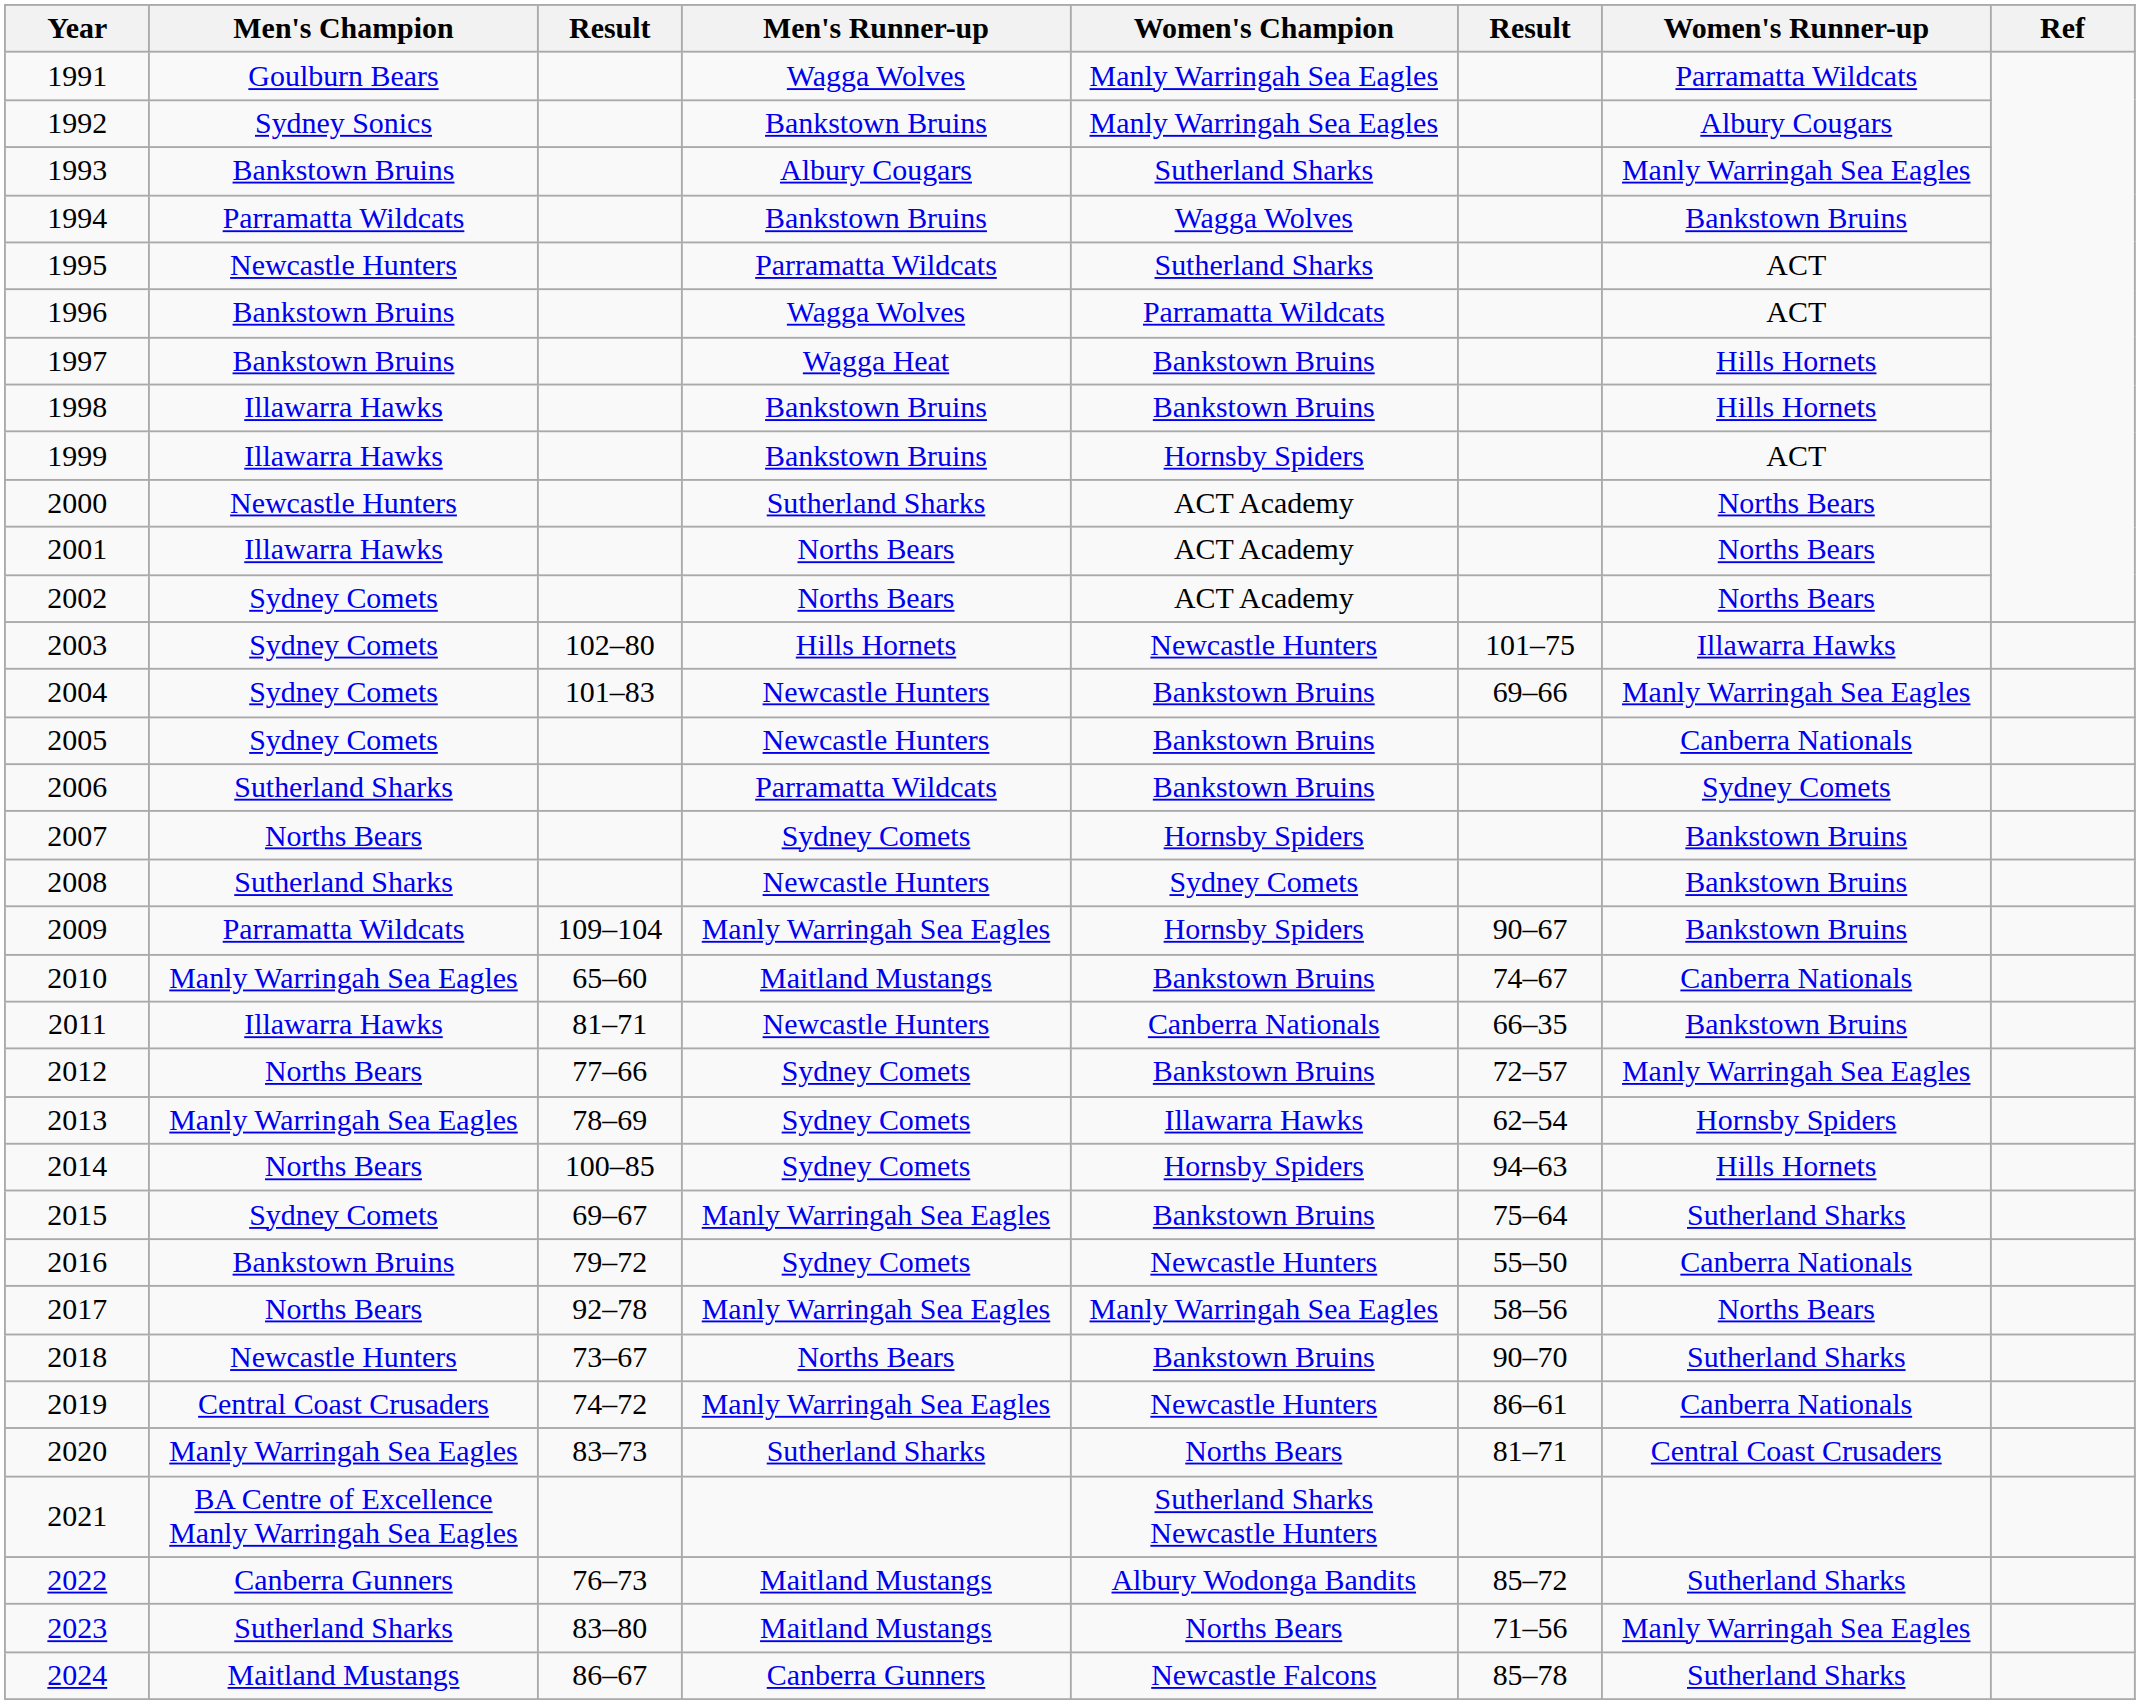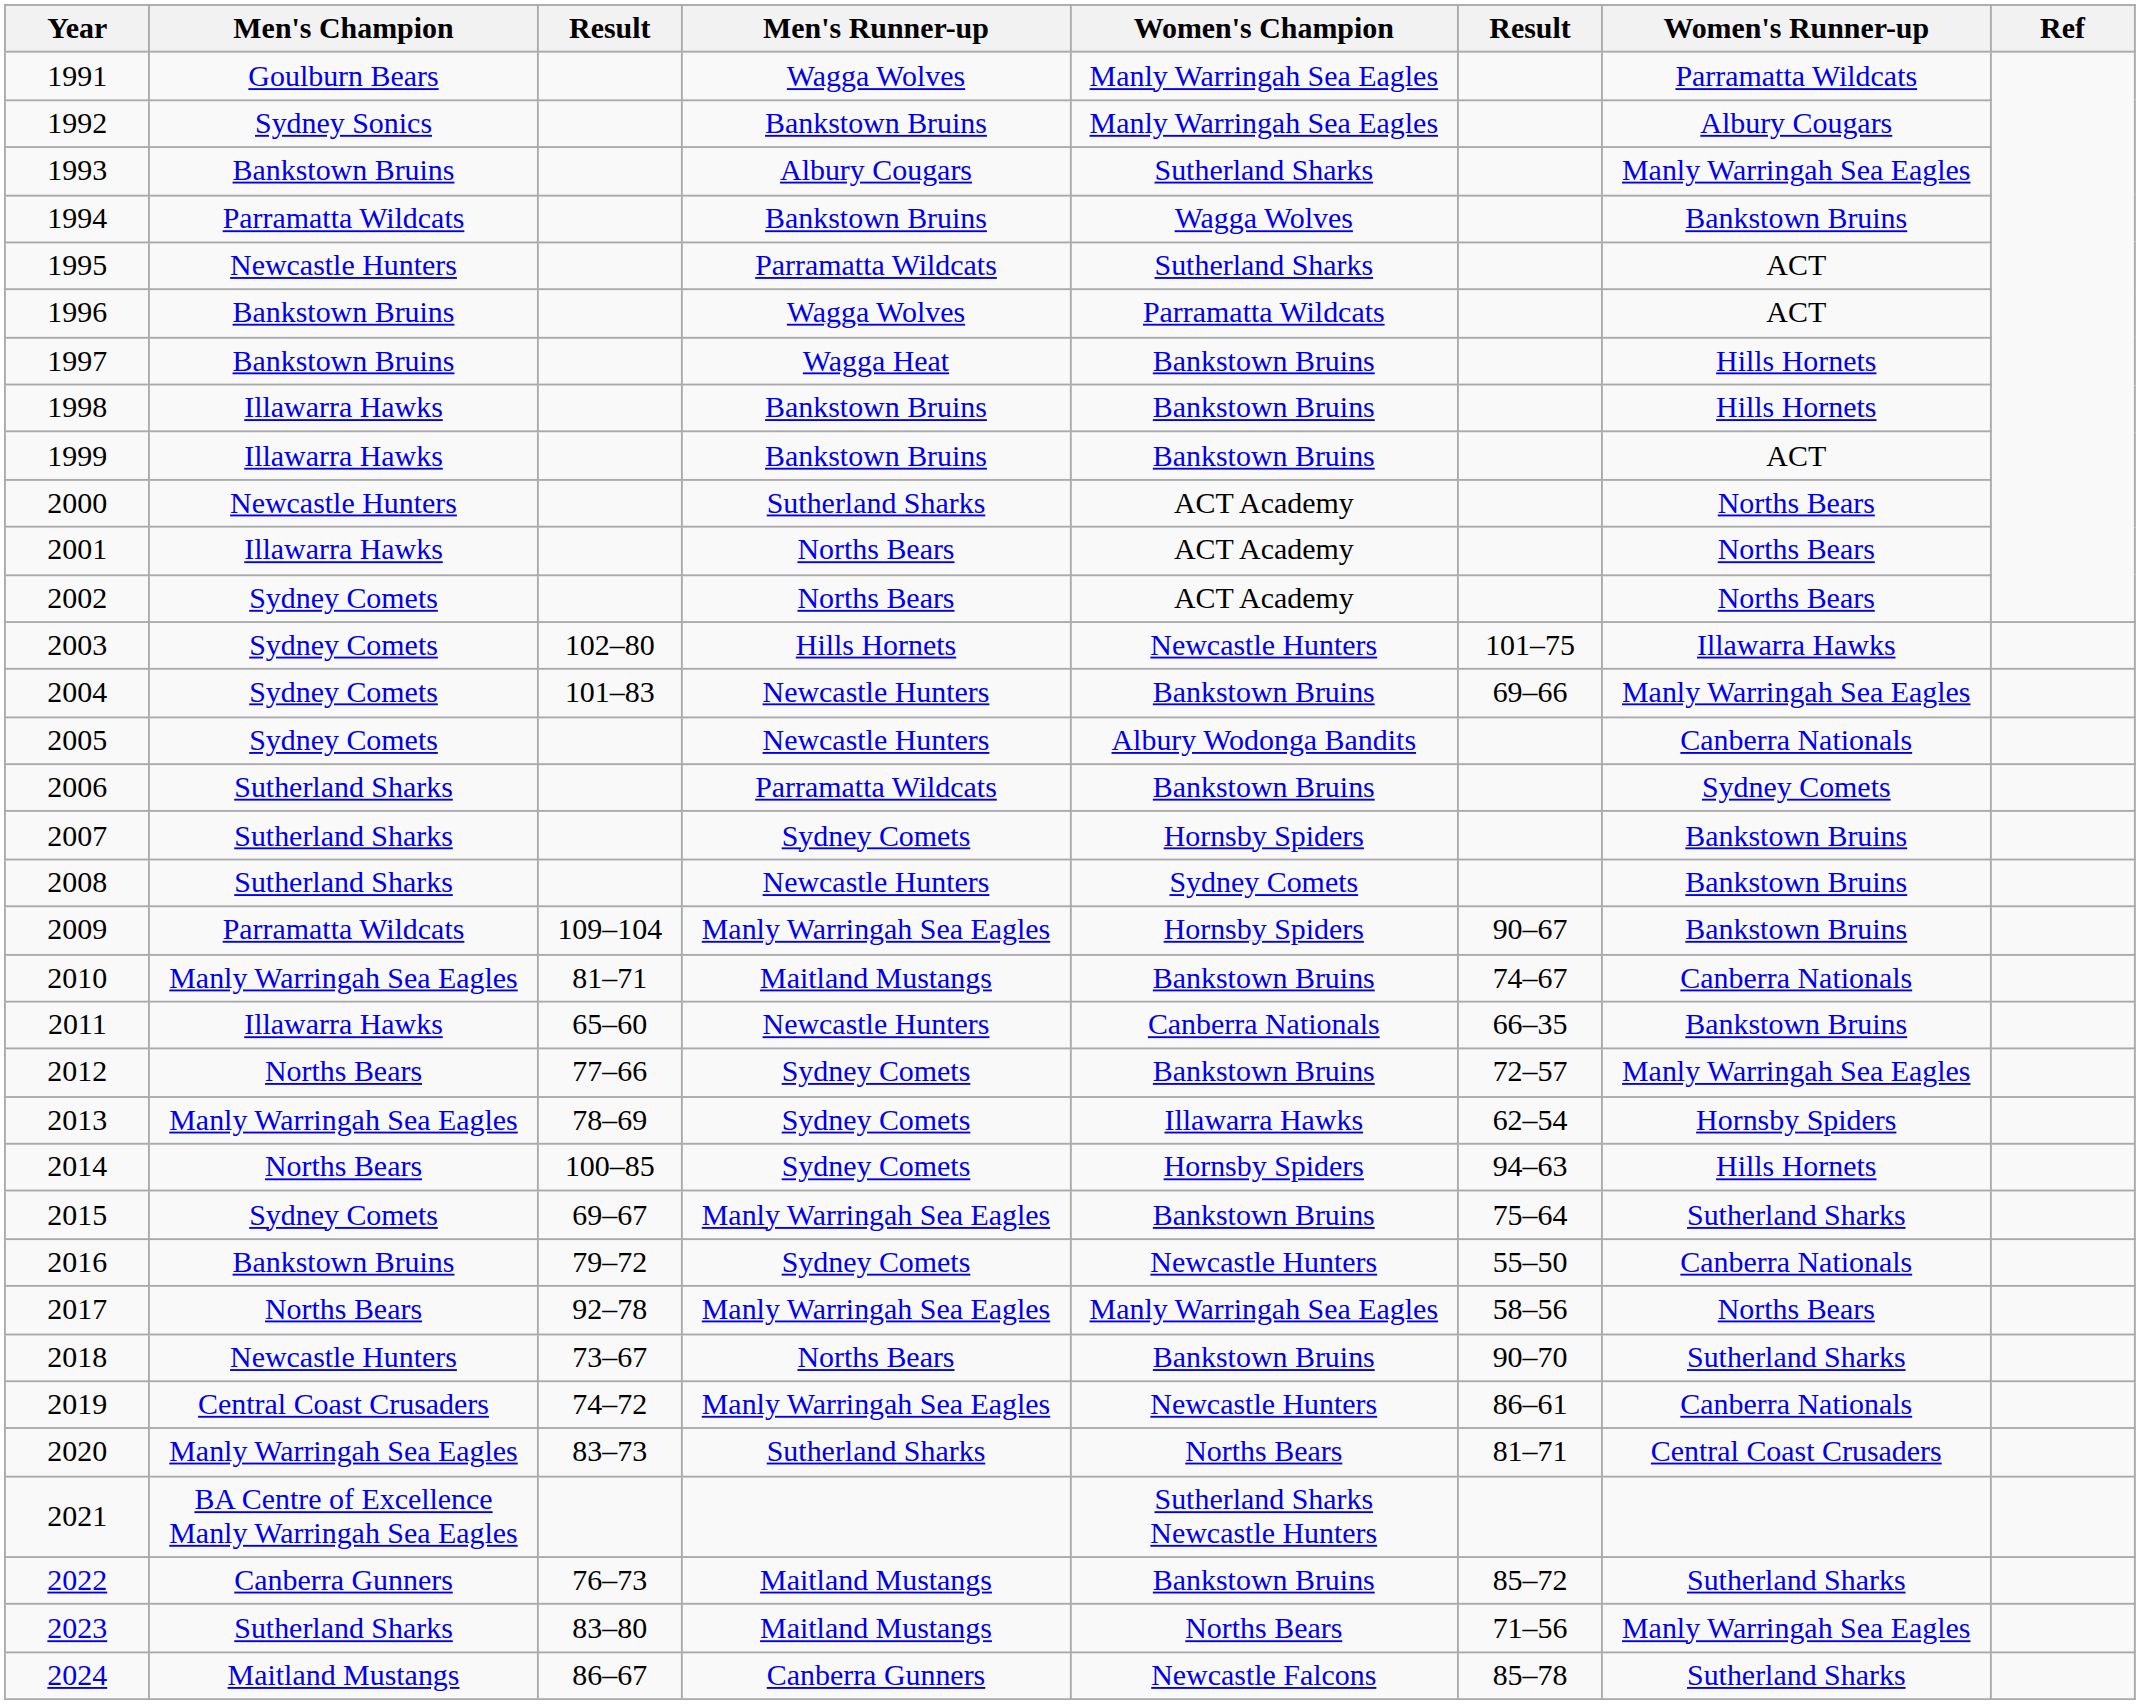(1264, 455) Hornsby Spiders -> (1264, 455) Bankstown Bruins
(1264, 739) Bankstown Bruins -> (1264, 739) Albury Wodonga Bandits
(344, 834) Norths Bears -> (344, 834) Sutherland Sharks
(610, 977) 65–60 -> (610, 977) 81–71
(610, 1024) 81–71 -> (610, 1024) 65–60
(1264, 1580) Albury Wodonga Bandits -> (1264, 1580) Bankstown Bruins
